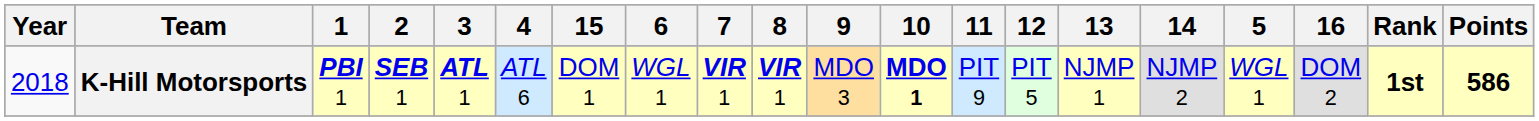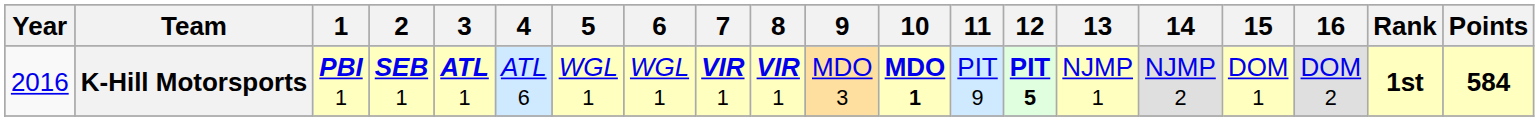columns swapped: (1259, 26) <-> (589, 26)
(40, 81) 2018 -> (40, 81) 2016
(1031, 81) normal -> (1030, 81) bold
(1488, 81) 586 -> (1488, 81) 584
